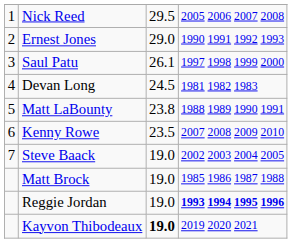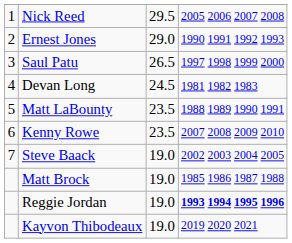(162, 62) 26.1 -> (162, 62) 26.5
(162, 109) 23.8 -> (162, 109) 23.5
(162, 226) bold -> (162, 226) normal
